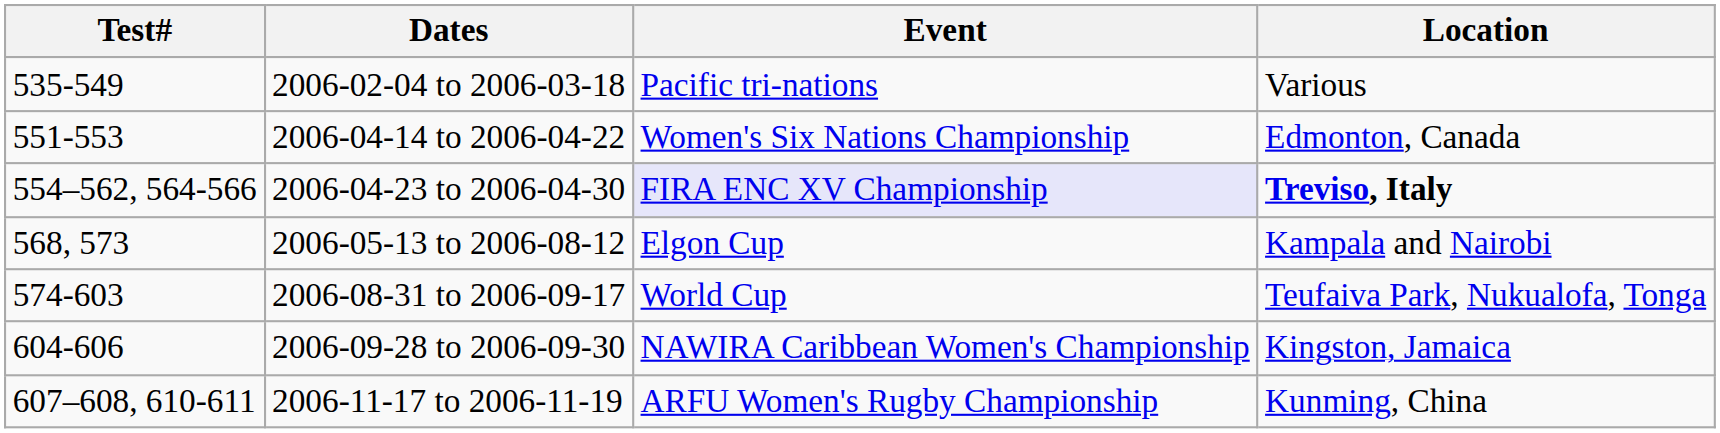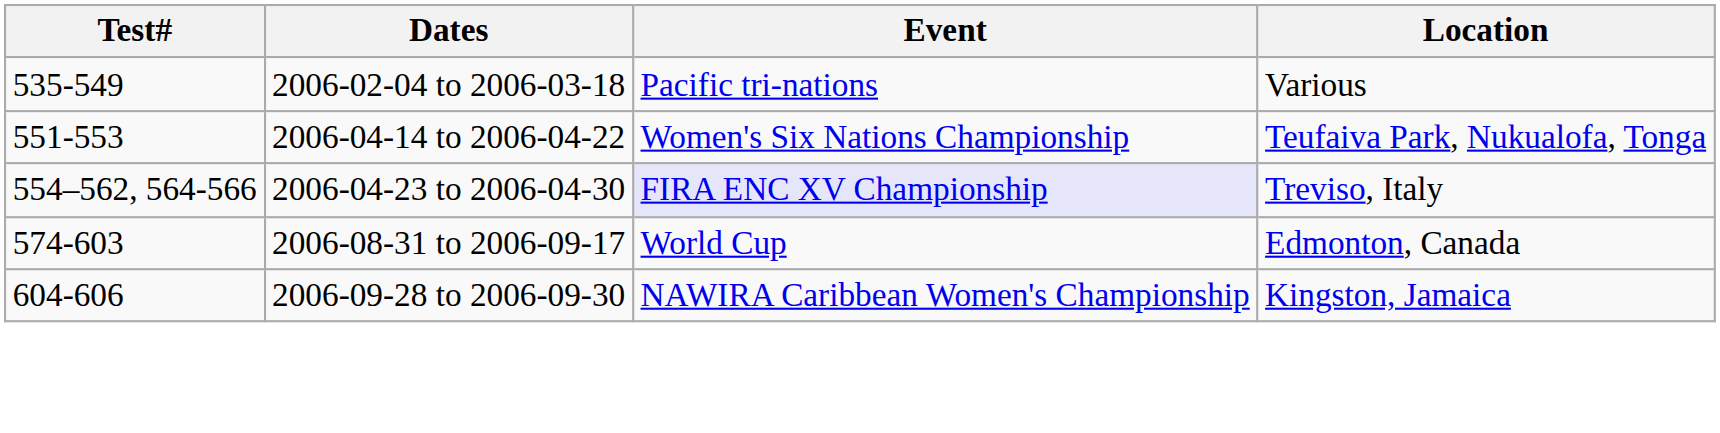(1393, 136) Edmonton, Canada -> (1486, 136) Teufaiva Park, Nukualofa, Tonga
(1359, 189) bold -> (1354, 189) normal
- row: (449, 242)
(1486, 294) Teufaiva Park, Nukualofa, Tonga -> (1393, 242) Edmonton, Canada
- row: (447, 400)
